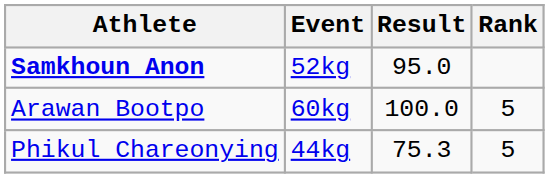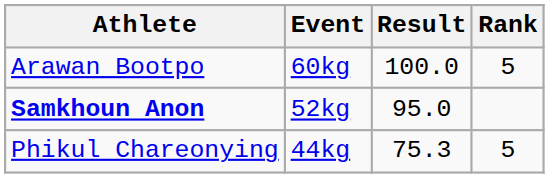rows swapped: (108, 67) <-> (108, 109)
